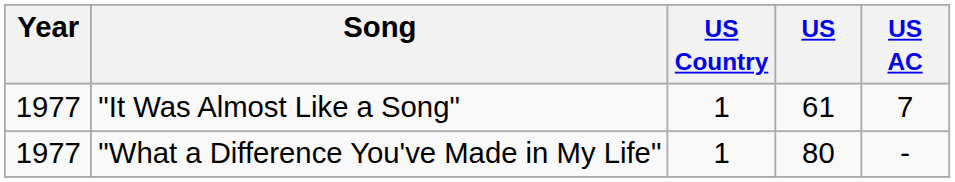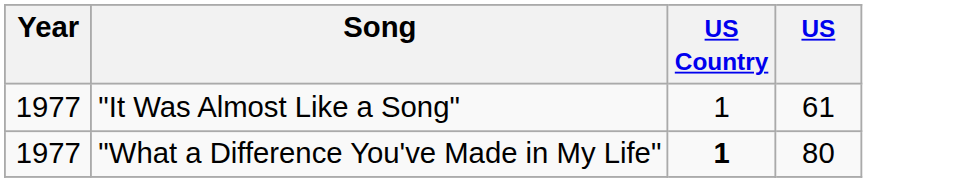- column: (905, 46)
(722, 153) normal -> (722, 153) bold
